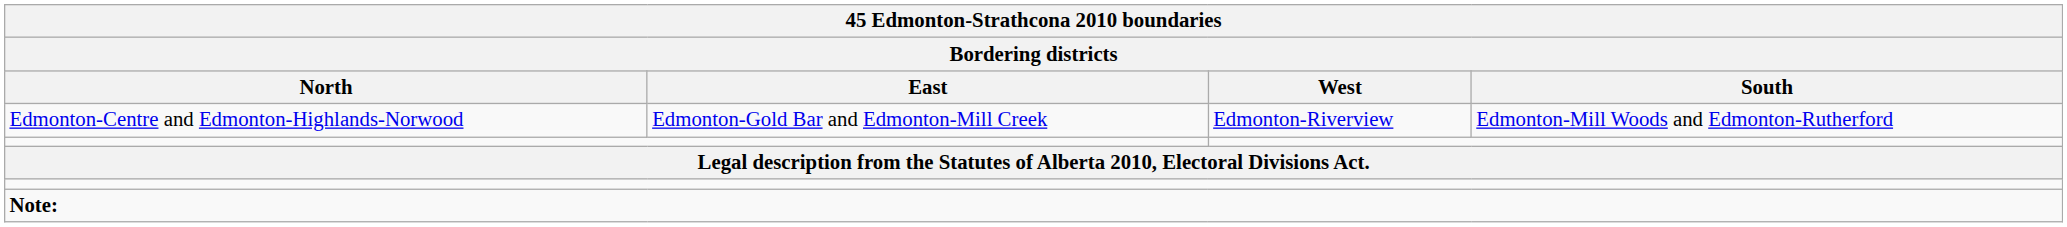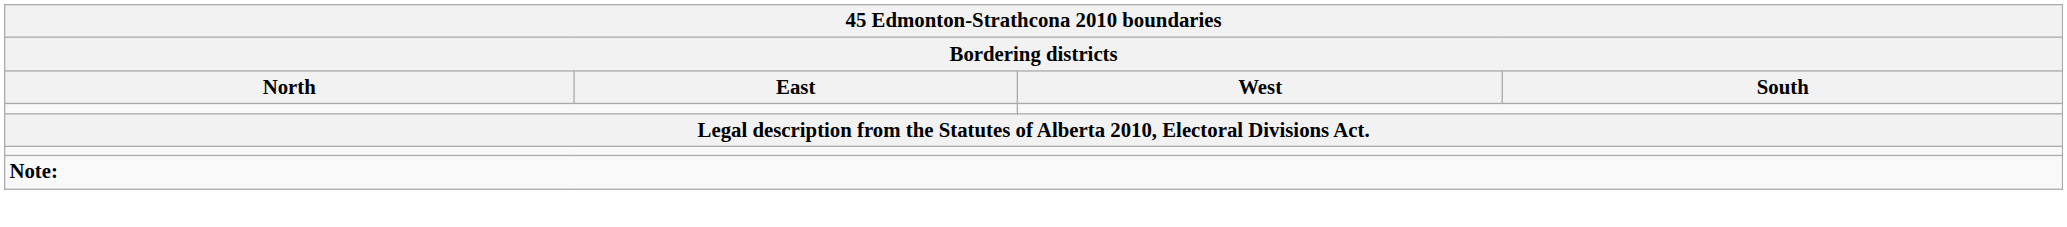- row: (236, 119)
